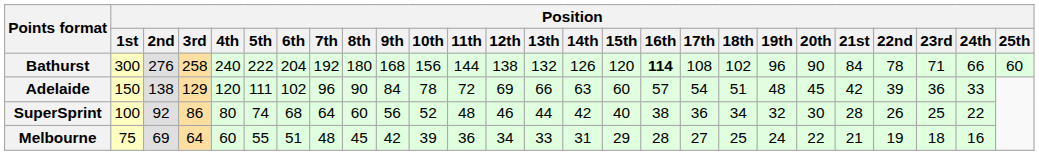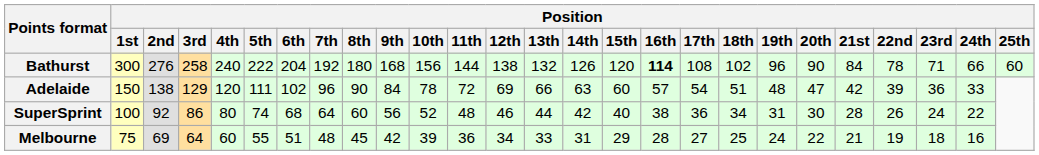(816, 89) 45 -> (816, 89) 47
(777, 113) 32 -> (777, 113) 31
(936, 113) 25 -> (936, 113) 24
